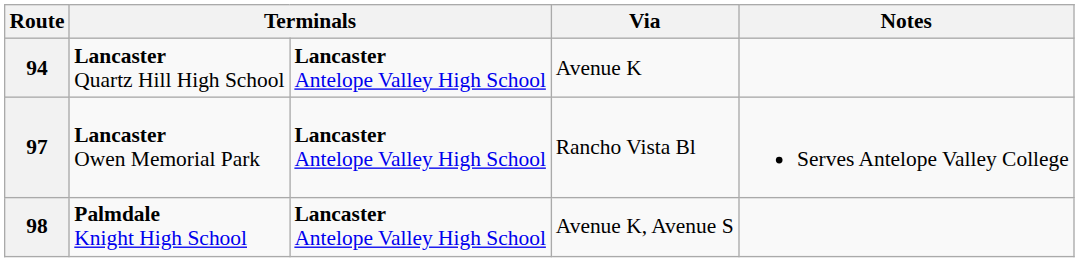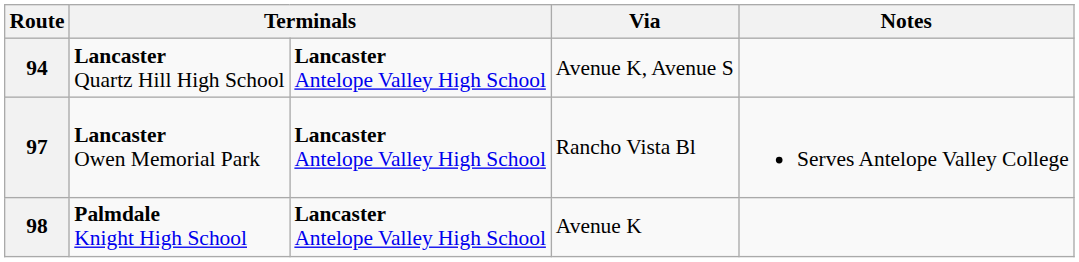(599, 67) Avenue K -> (645, 67) Avenue K, Avenue S
(645, 226) Avenue K, Avenue S -> (599, 226) Avenue K
